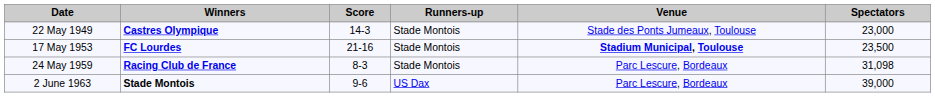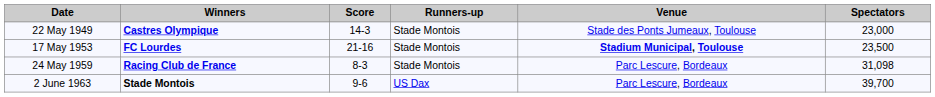(878, 83) 39,000 -> (878, 83) 39,700
